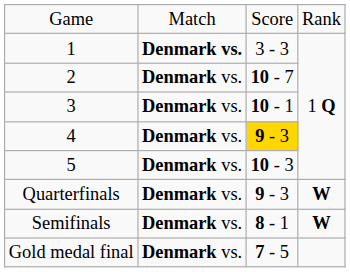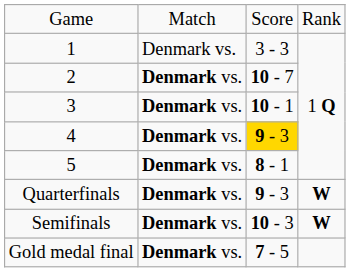(192, 48) bold -> (189, 48) normal
(272, 164) 10 - 3 -> (272, 164) 8 - 1
(272, 223) 8 - 1 -> (272, 223) 10 - 3
